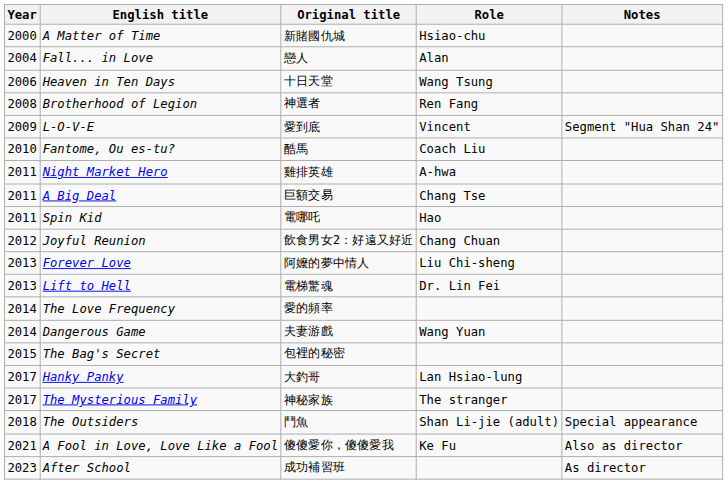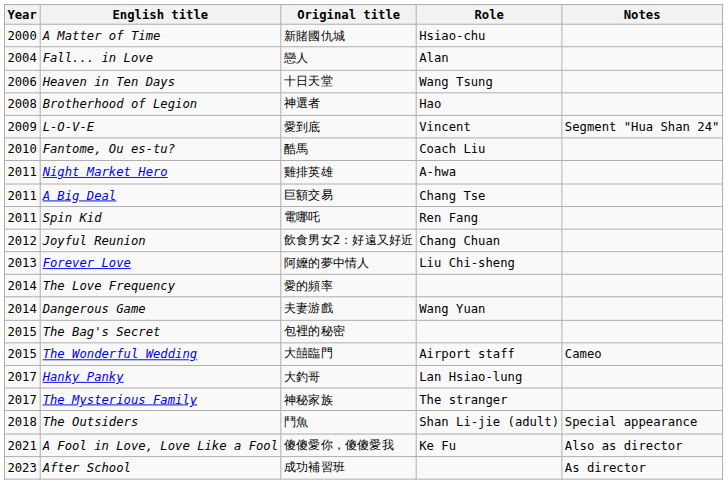(449, 104) Ren Fang -> (430, 104) Hao
(430, 218) Hao -> (449, 218) Ren Fang
- row: (87, 286)
+ row: (120, 354)
